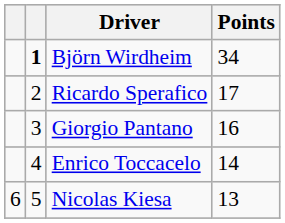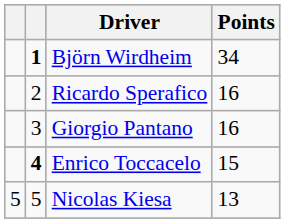(228, 92) 17 -> (228, 92) 16
(36, 163) normal -> (36, 163) bold
(228, 163) 14 -> (228, 163) 15
(15, 199) 6 -> (15, 199) 5
